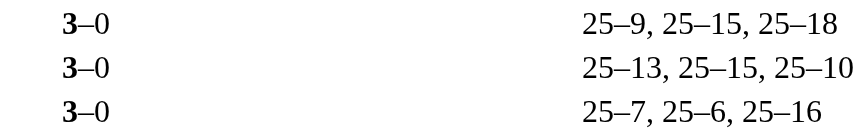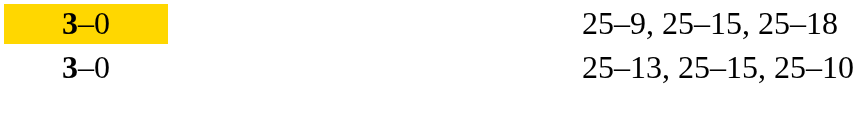(86, 23) no background -> (86, 23) gold background
- row: (702, 111)
